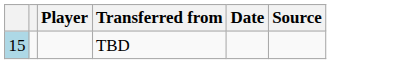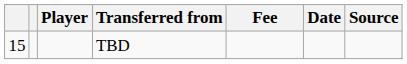+ column: (265, 17)
(17, 44) lightblue background -> (17, 44) no background
